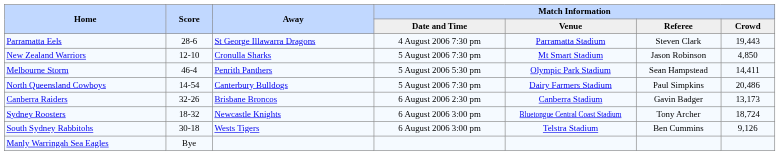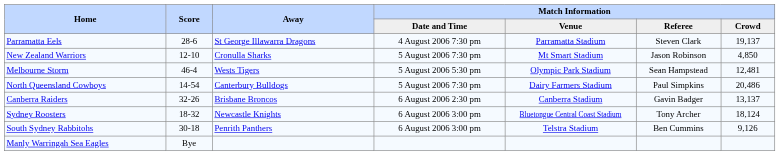(748, 41) 19,443 -> (748, 41) 19,137
(243, 70) Penrith Panthers -> (237, 70) Wests Tigers
(748, 70) 14,411 -> (748, 70) 12,481
(748, 99) 13,173 -> (748, 99) 13,137
(748, 114) 18,724 -> (748, 114) 18,124
(237, 128) Wests Tigers -> (243, 128) Penrith Panthers
